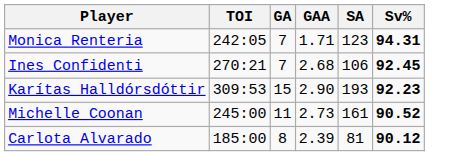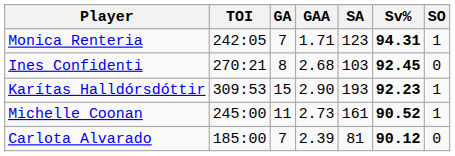+ column: (437, 17)
(283, 65) 7 -> (283, 65) 8
(355, 65) 106 -> (355, 65) 103
(283, 139) 8 -> (283, 139) 7
